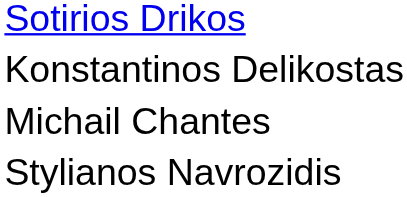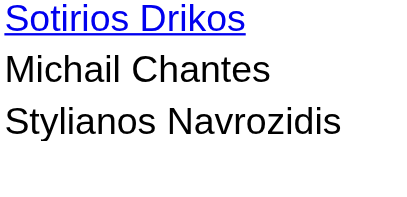- row: (204, 69)
